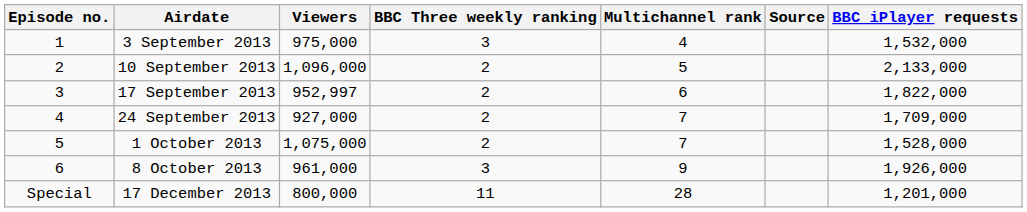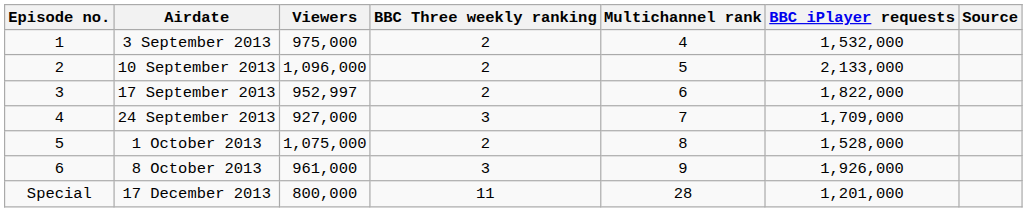columns swapped: (925, 17) <-> (797, 17)
(485, 42) 3 -> (485, 42) 2
(485, 118) 2 -> (485, 118) 3
(683, 143) 7 -> (683, 143) 8
